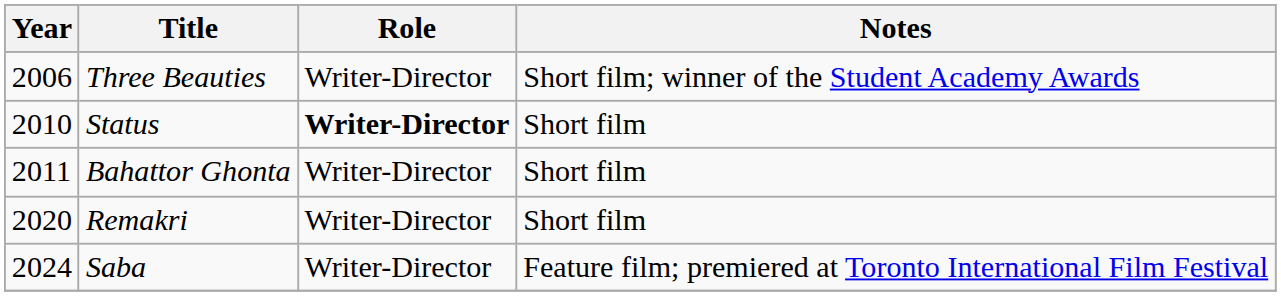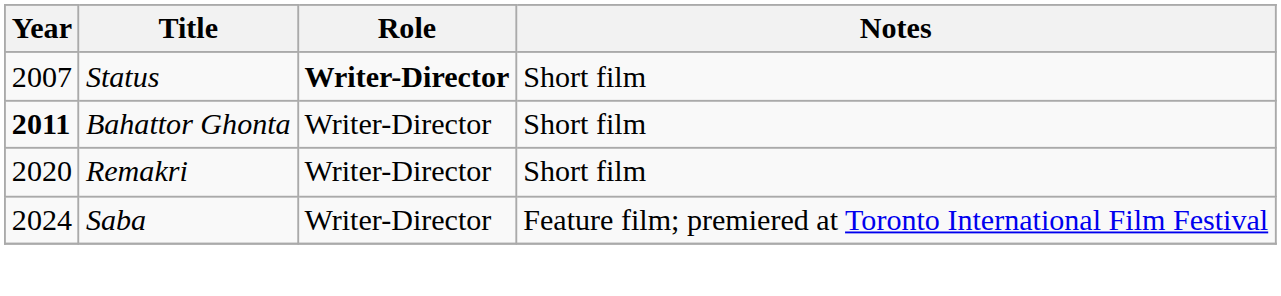- row: (176, 76)
(42, 123) 2010 -> (42, 76) 2007
(41, 171) normal -> (41, 123) bold
